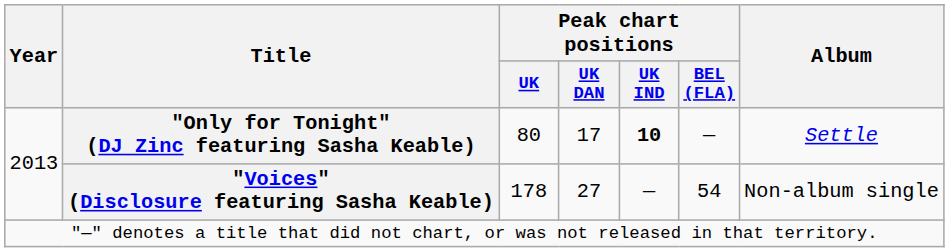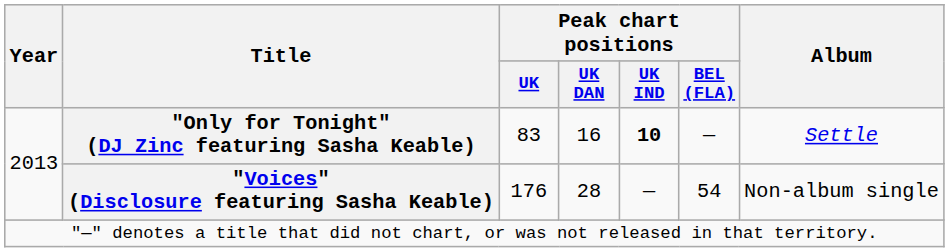(529, 135) 80 -> (529, 135) 83
(589, 135) 17 -> (589, 135) 16
(529, 192) 178 -> (529, 192) 176
(589, 192) 27 -> (589, 192) 28
